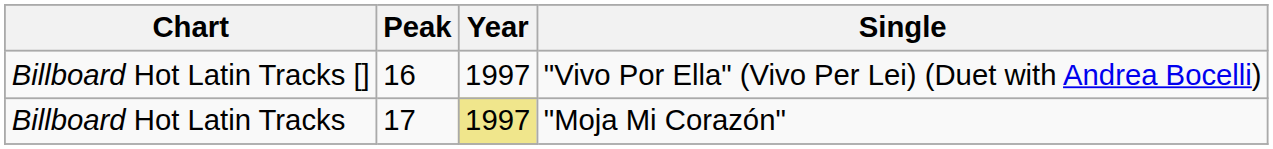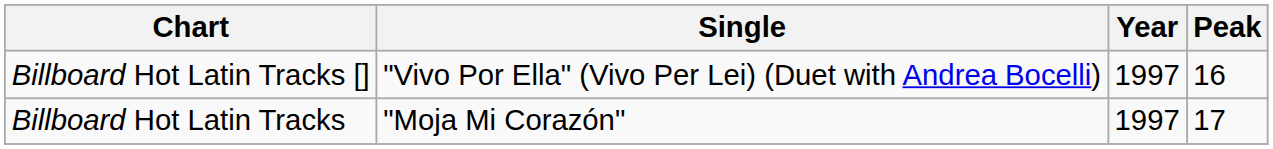columns swapped: (903, 27) <-> (417, 27)
(498, 120) khaki background -> (1147, 120) no background
